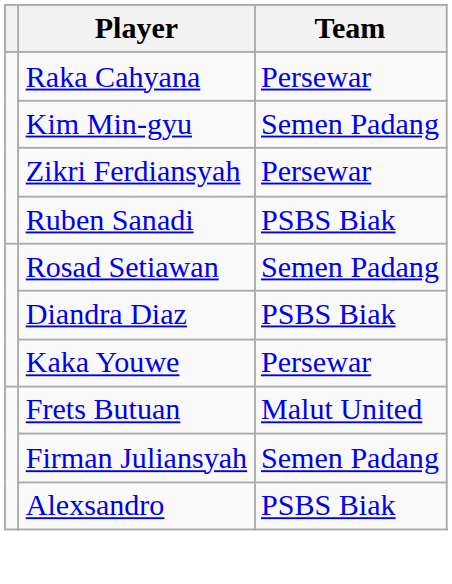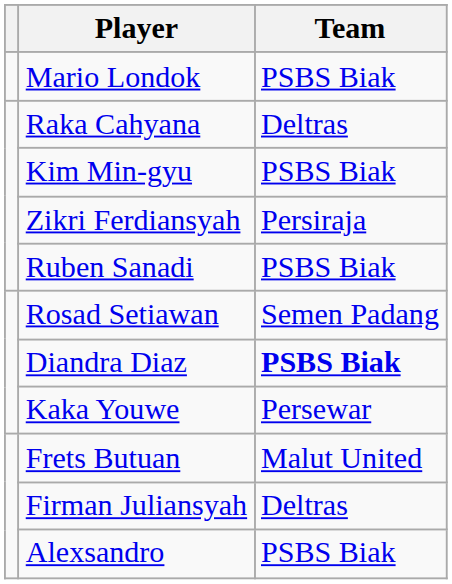+ row: (113, 76)
(316, 76) Persewar -> (304, 123) Deltras
(350, 123) Semen Padang -> (328, 171) PSBS Biak
(316, 171) Persewar -> (314, 219) Persiraja
(328, 314) normal -> (331, 362) bold
(350, 457) Semen Padang -> (304, 505) Deltras
